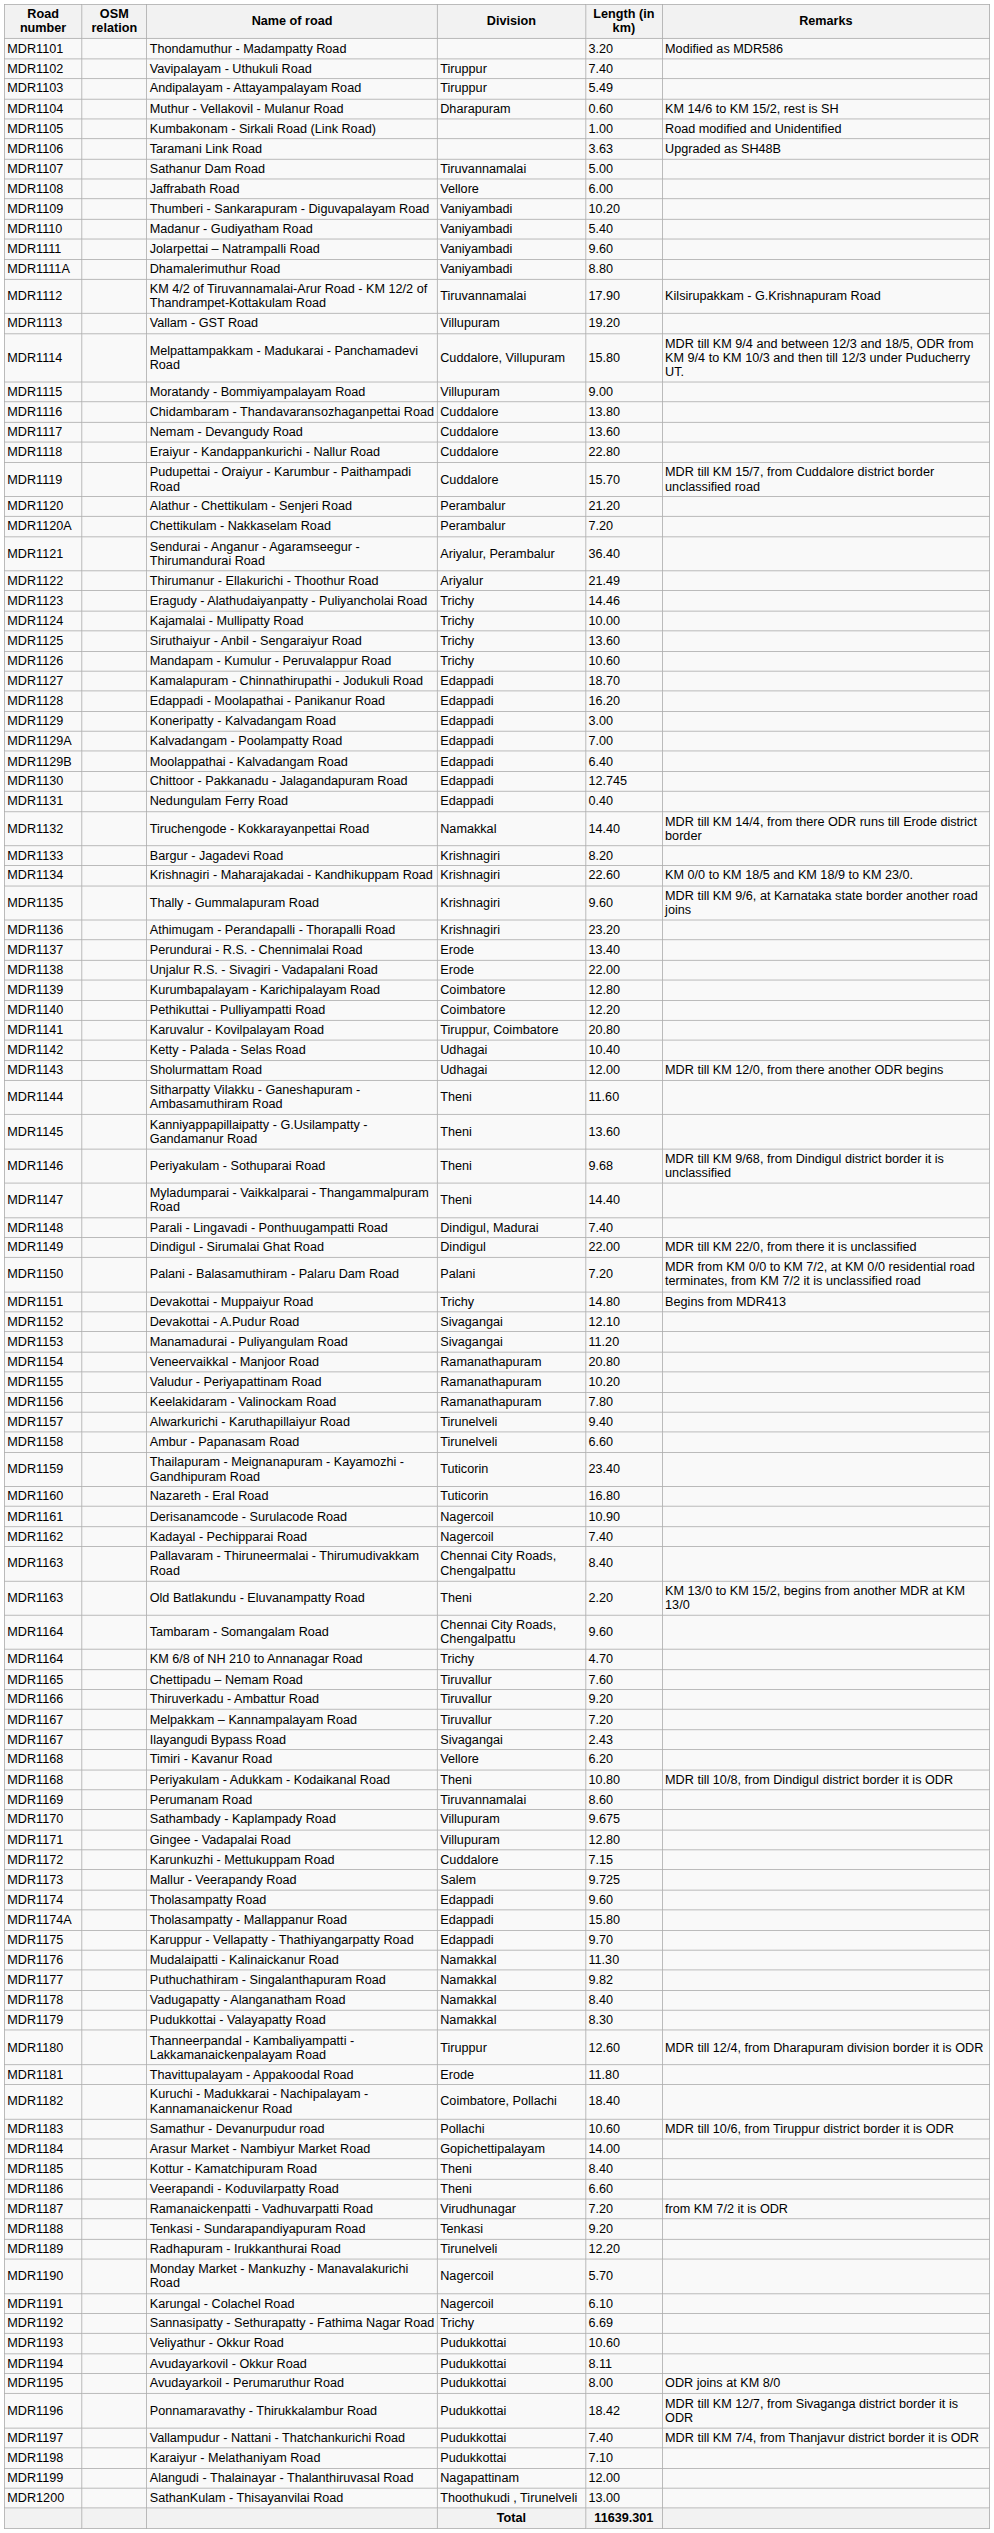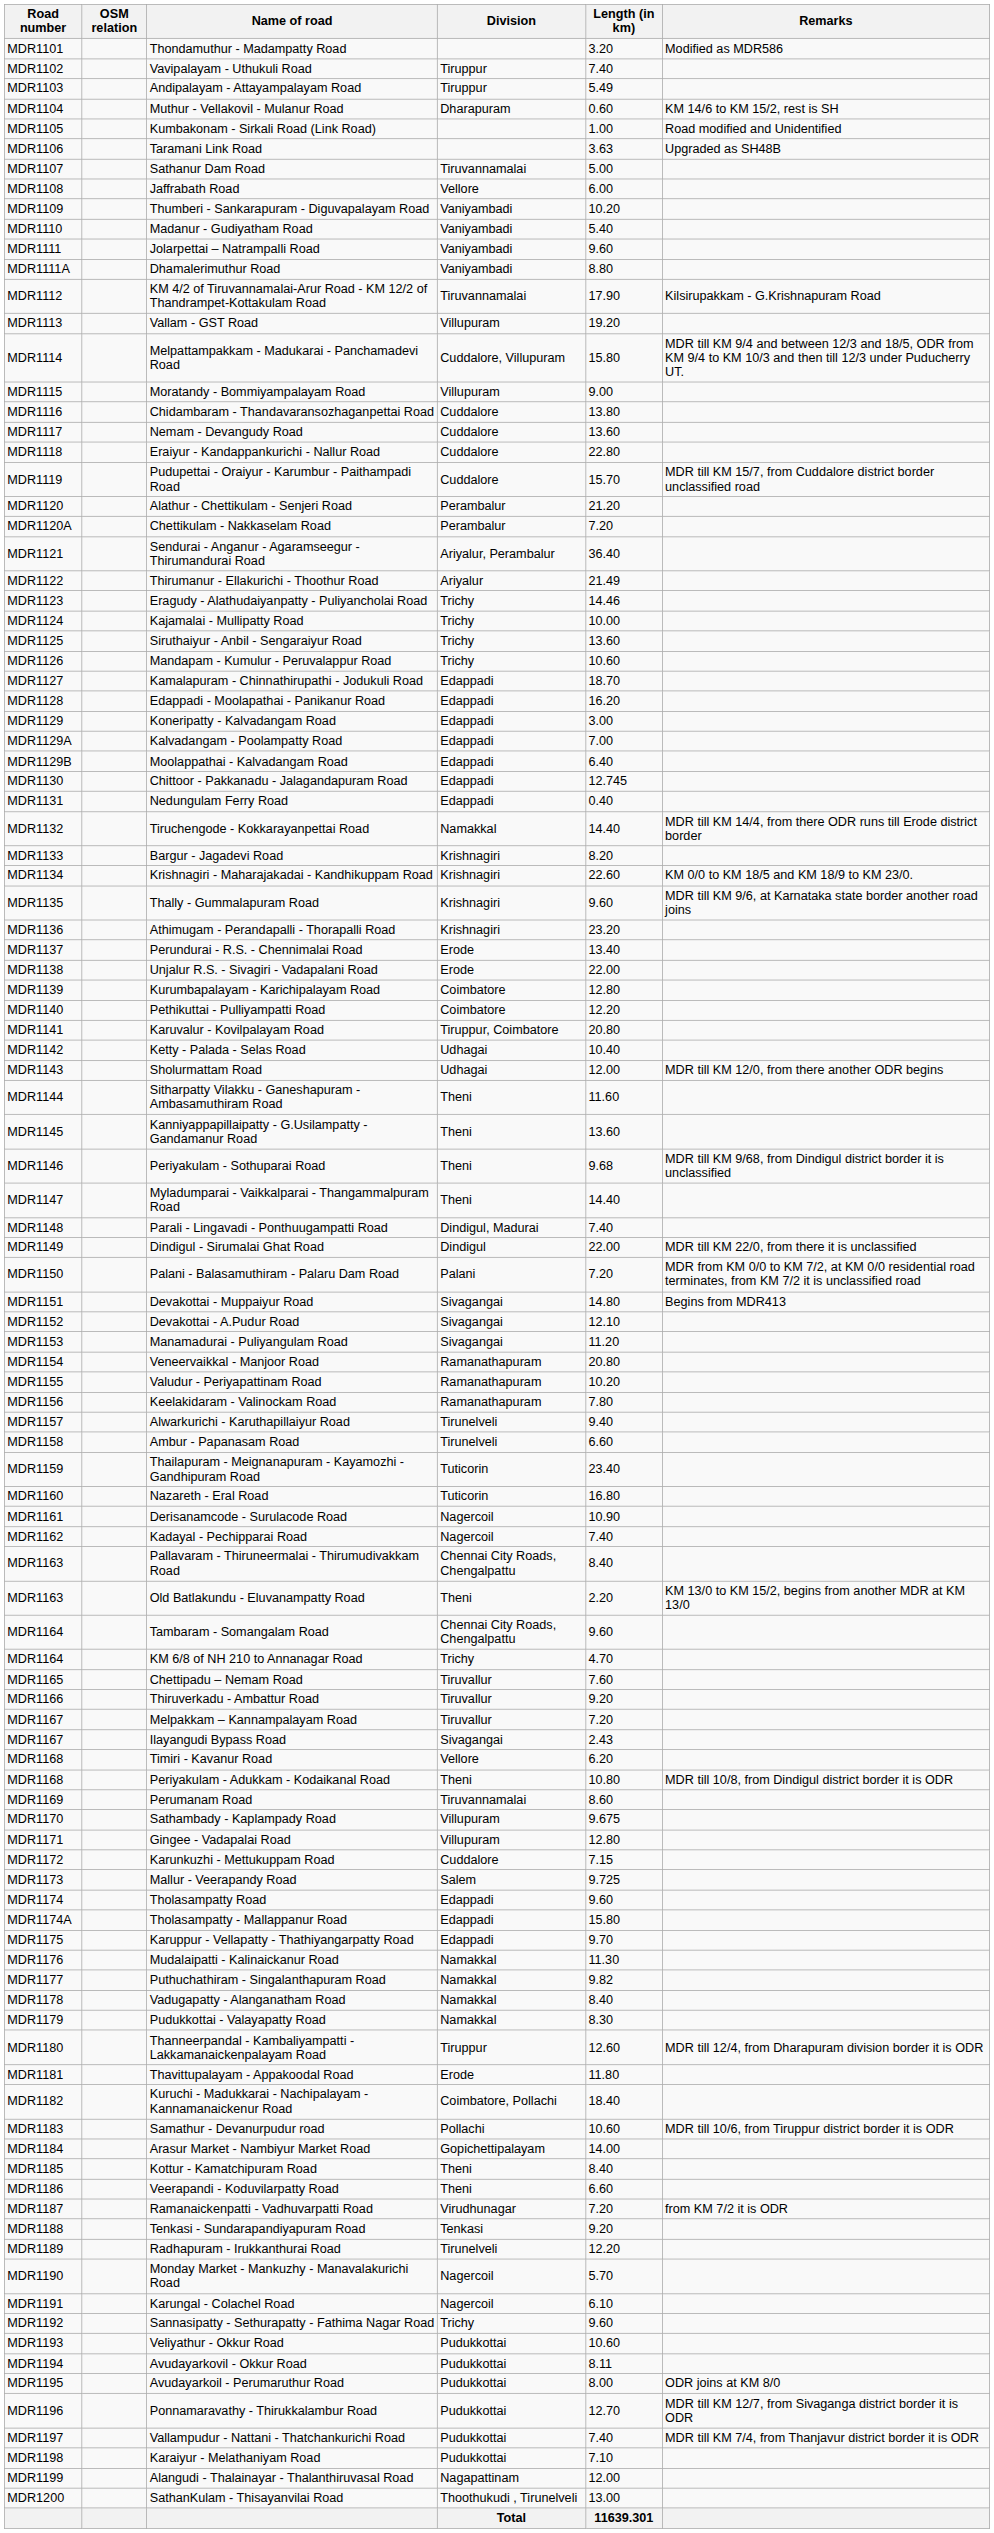(457, 1301) Trichy -> (472, 1301) Sivagangai
(601, 2323) 6.69 -> (601, 2323) 9.60
(604, 2410) 18.42 -> (604, 2410) 12.70
